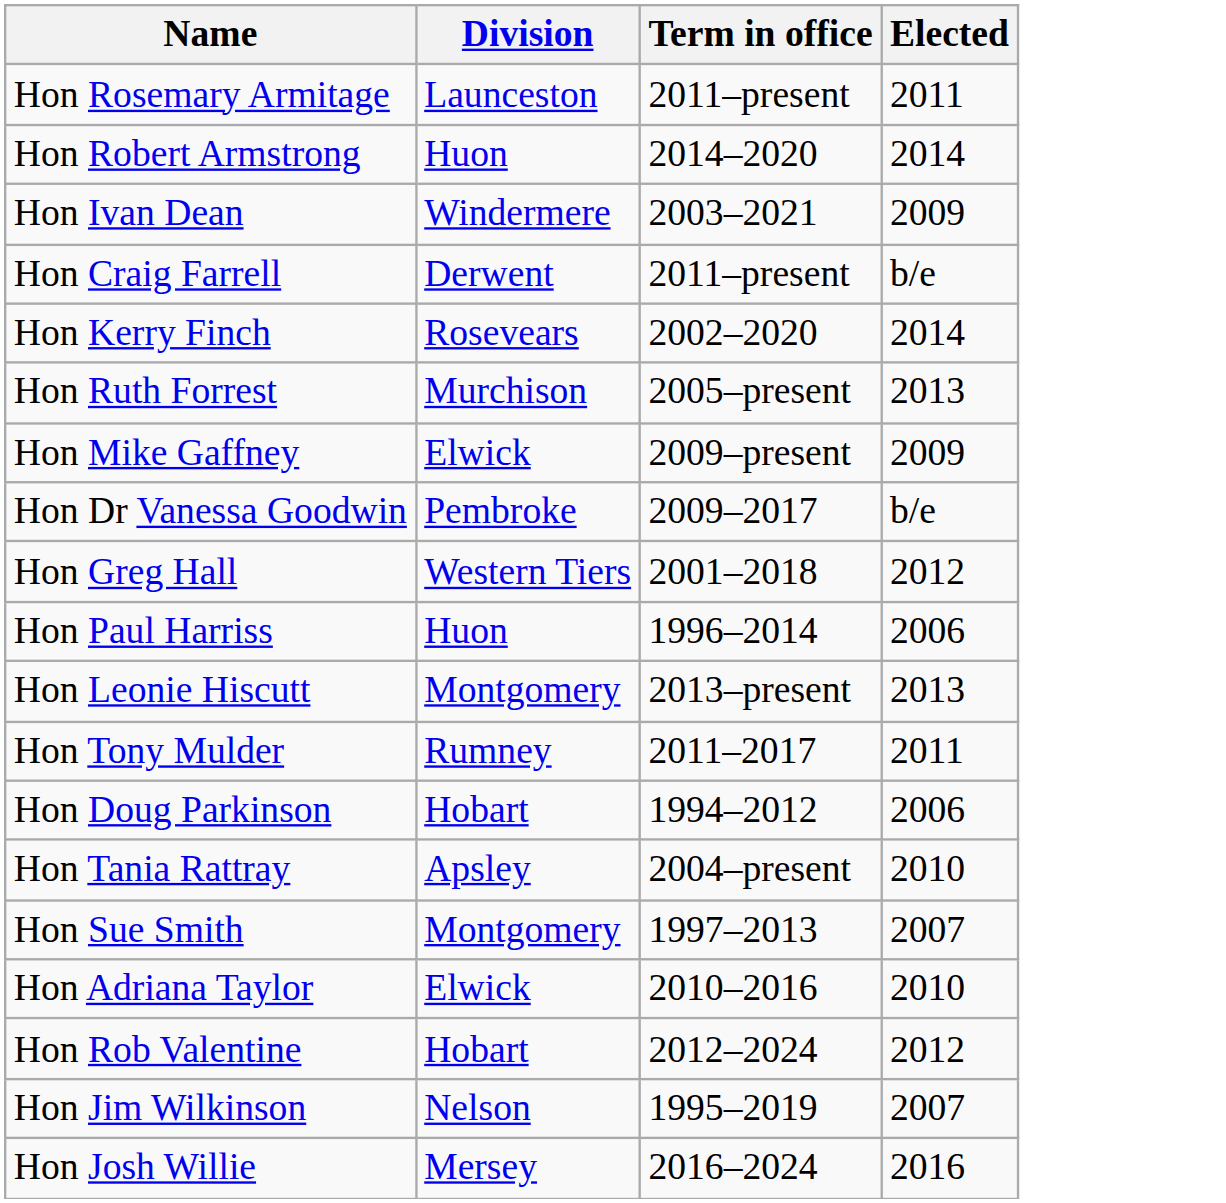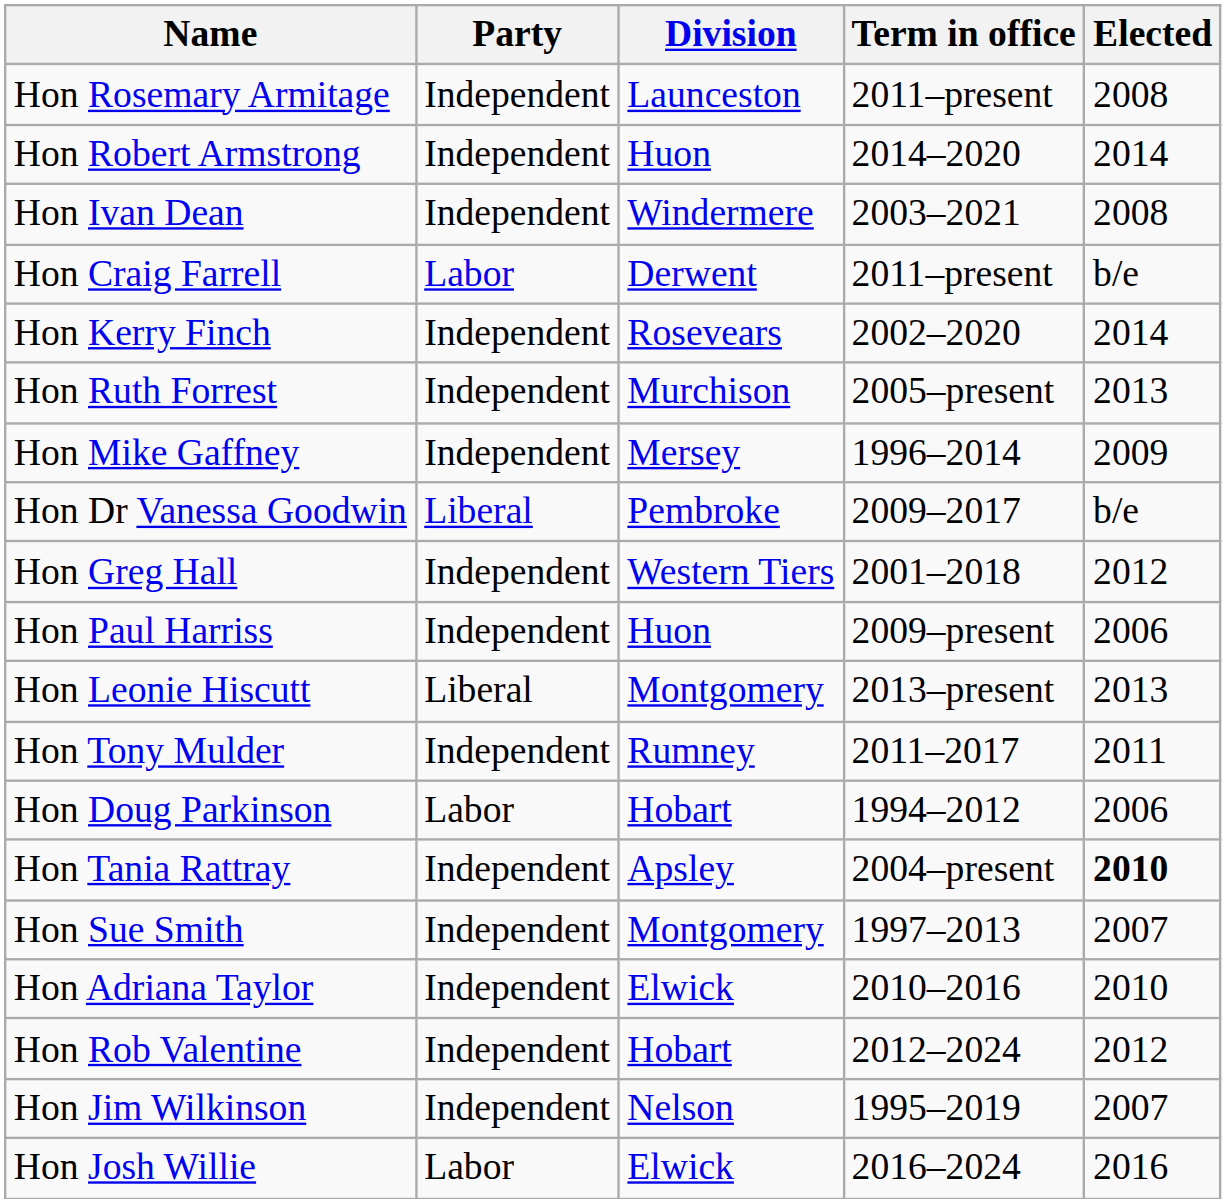+ column: (517, 34)
(927, 93) 2011 -> (1131, 93) 2008
(928, 213) 2009 -> (1131, 213) 2008
(477, 451) Elwick -> (684, 451) Mersey
(750, 451) 2009–present -> (936, 451) 1996–2014
(733, 630) 1996–2014 -> (953, 630) 2009–present
(928, 869) normal -> (1131, 869) bold
(481, 1167) Mersey -> (681, 1167) Elwick
